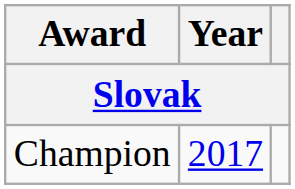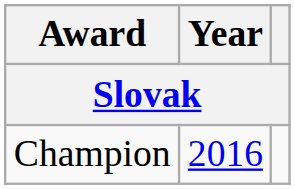(225, 153) 2017 -> (225, 153) 2016
